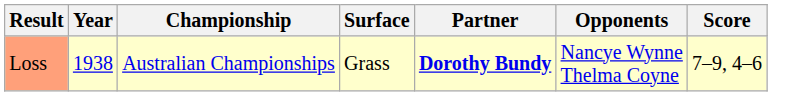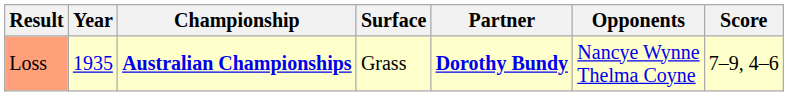(93, 63) 1938 -> (93, 63) 1935
(229, 63) normal -> (237, 63) bold
